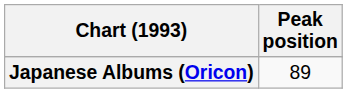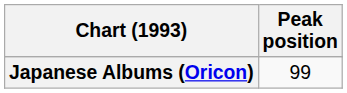(300, 72) 89 -> (300, 72) 99
